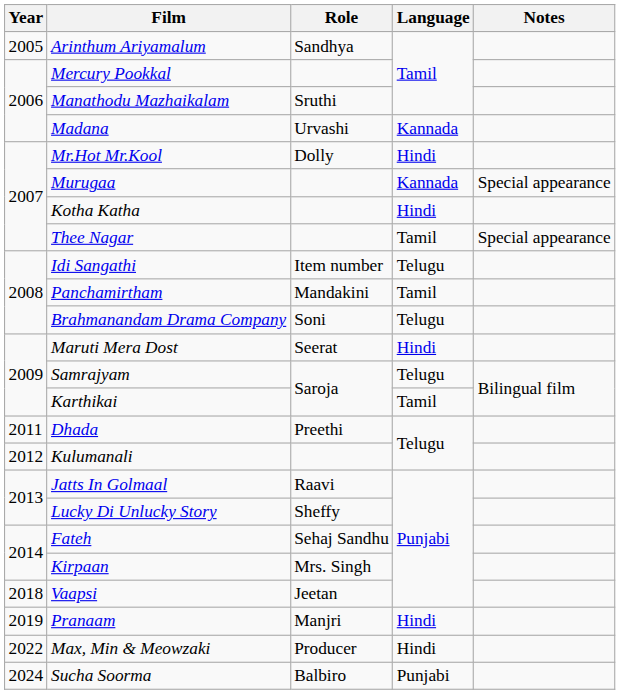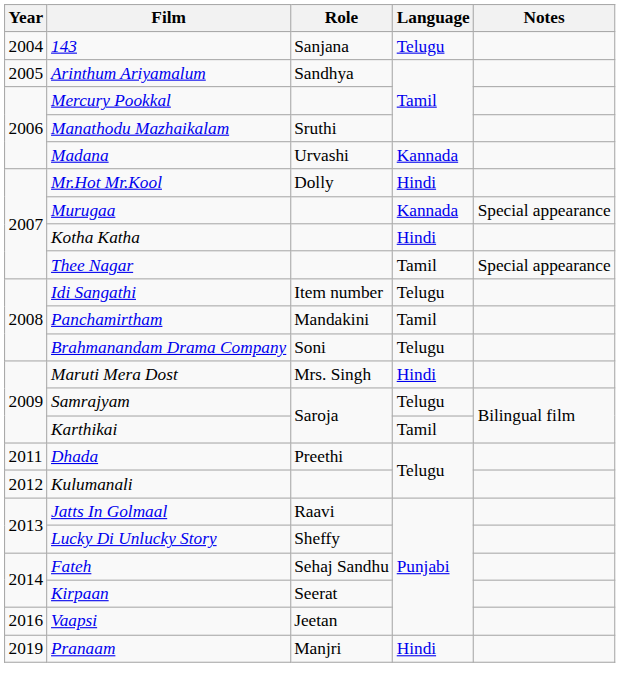+ row: (64, 45)
(316, 347) Seerat -> (333, 374) Mrs. Singh
(333, 566) Mrs. Singh -> (316, 593) Seerat
(26, 593) 2018 -> (26, 621) 2016
- row: (131, 648)
- row: (101, 675)
